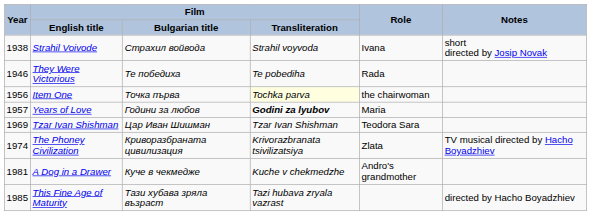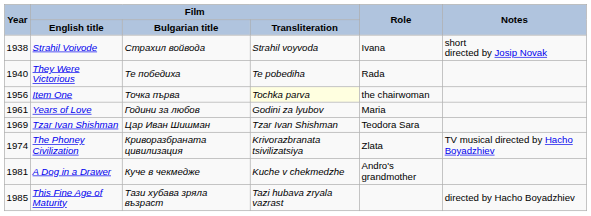(17, 74) 1946 -> (17, 74) 1940
(17, 110) 1957 -> (17, 110) 1961
(291, 110) bold -> (288, 110) normal
